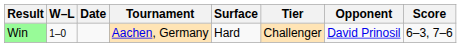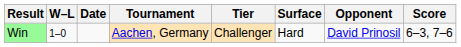columns swapped: (293, 14) <-> (236, 14)
